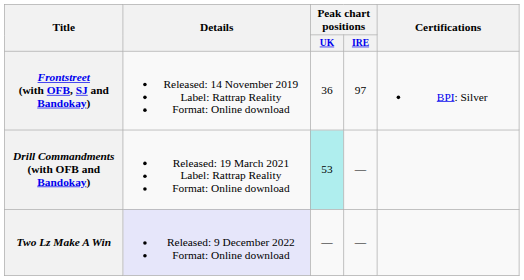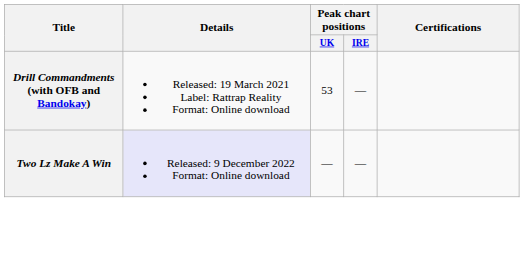- row: (64, 90)
(327, 169) paleturquoise background -> (327, 90) no background
